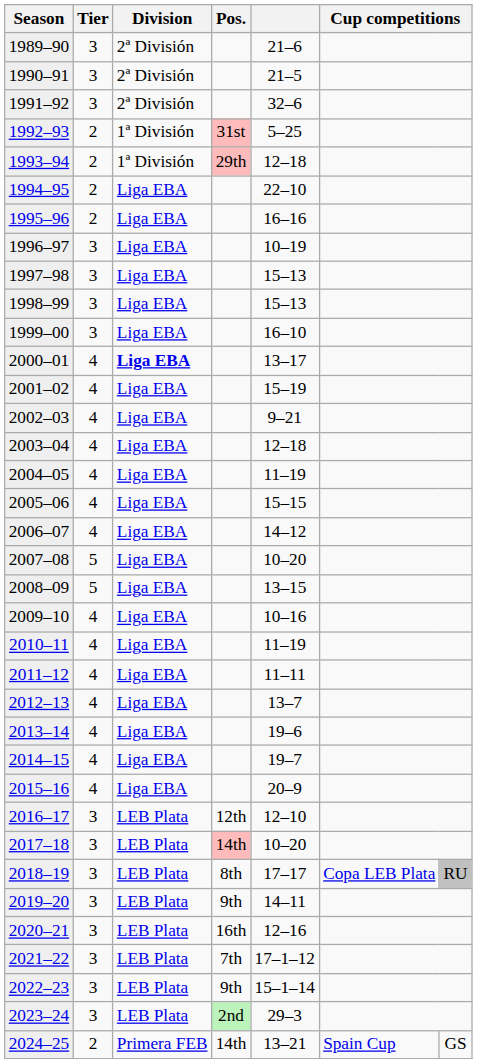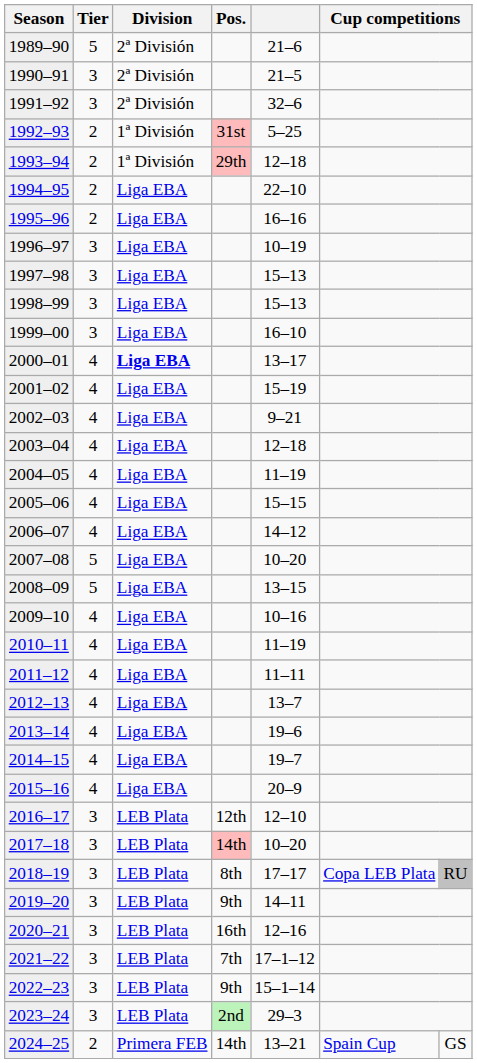(93, 46) 3 -> (93, 46) 5
